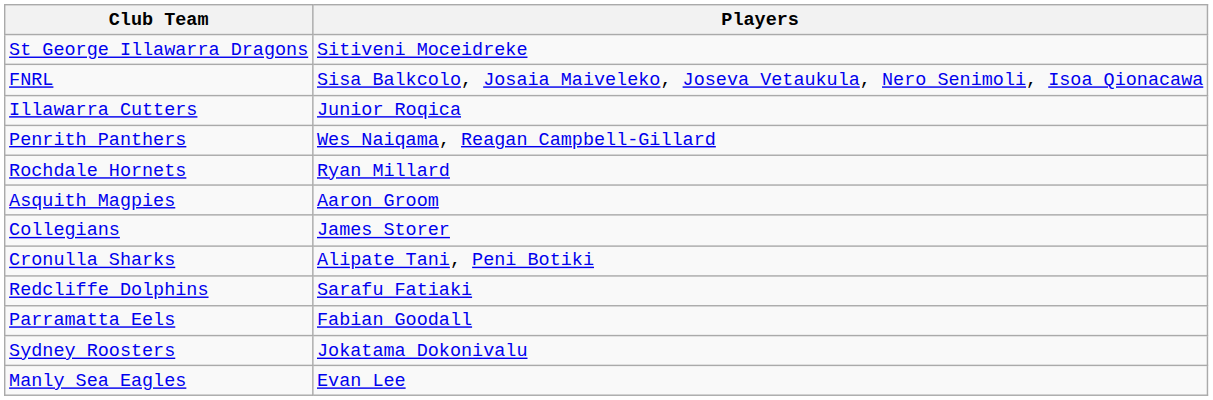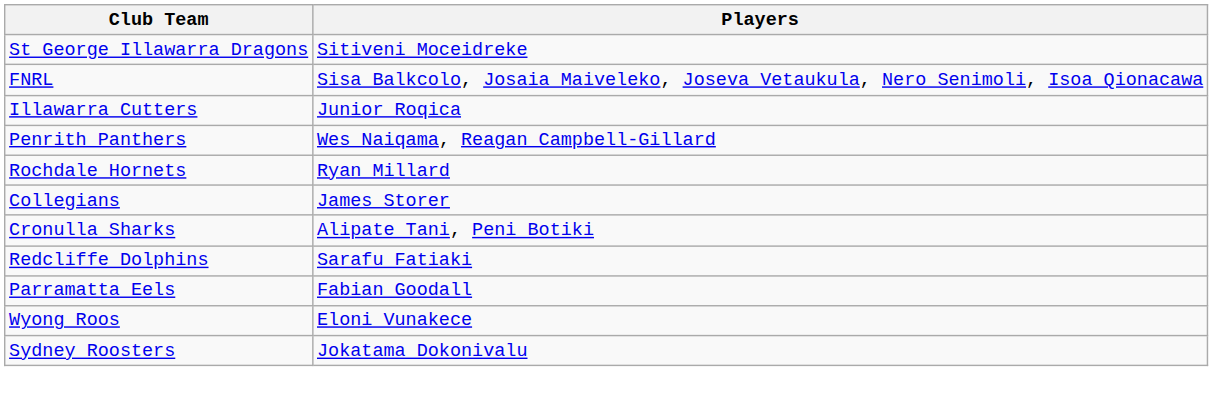- row: (92, 200)
+ row: (64, 321)
- row: (98, 381)
